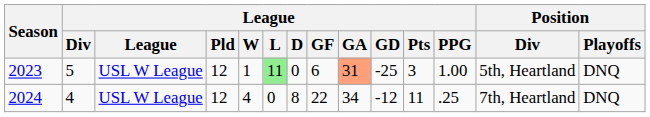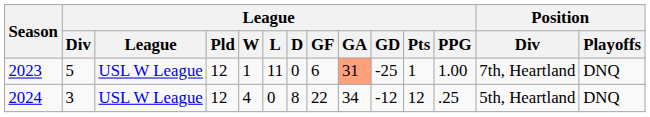(275, 71) lightgreen background -> (275, 71) no background
(412, 71) 3 -> (412, 71) 1
(527, 71) 5th, Heartland -> (527, 71) 7th, Heartland
(70, 97) 4 -> (70, 97) 3
(416, 97) 11 -> (416, 97) 12
(527, 97) 7th, Heartland -> (527, 97) 5th, Heartland
